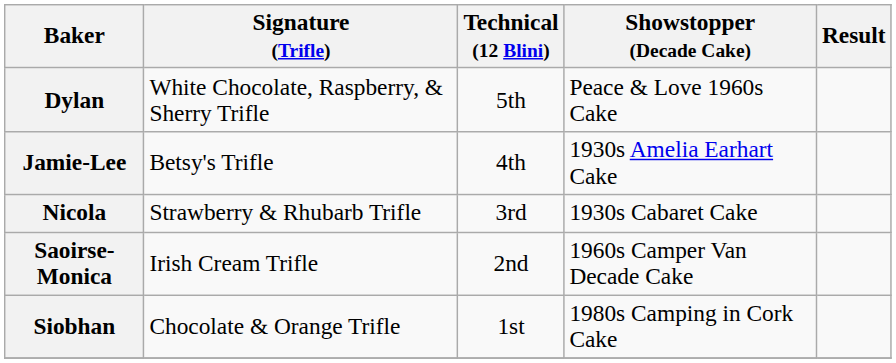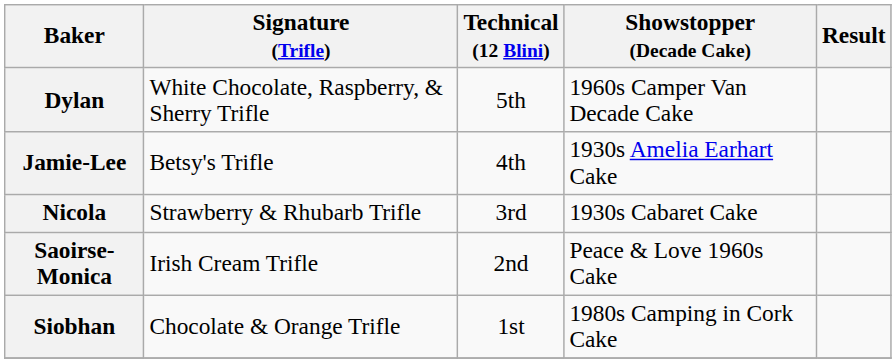(666, 99) Peace & Love 1960s Cake -> (658, 99) 1960s Camper Van Decade Cake
(658, 263) 1960s Camper Van Decade Cake -> (666, 263) Peace & Love 1960s Cake
